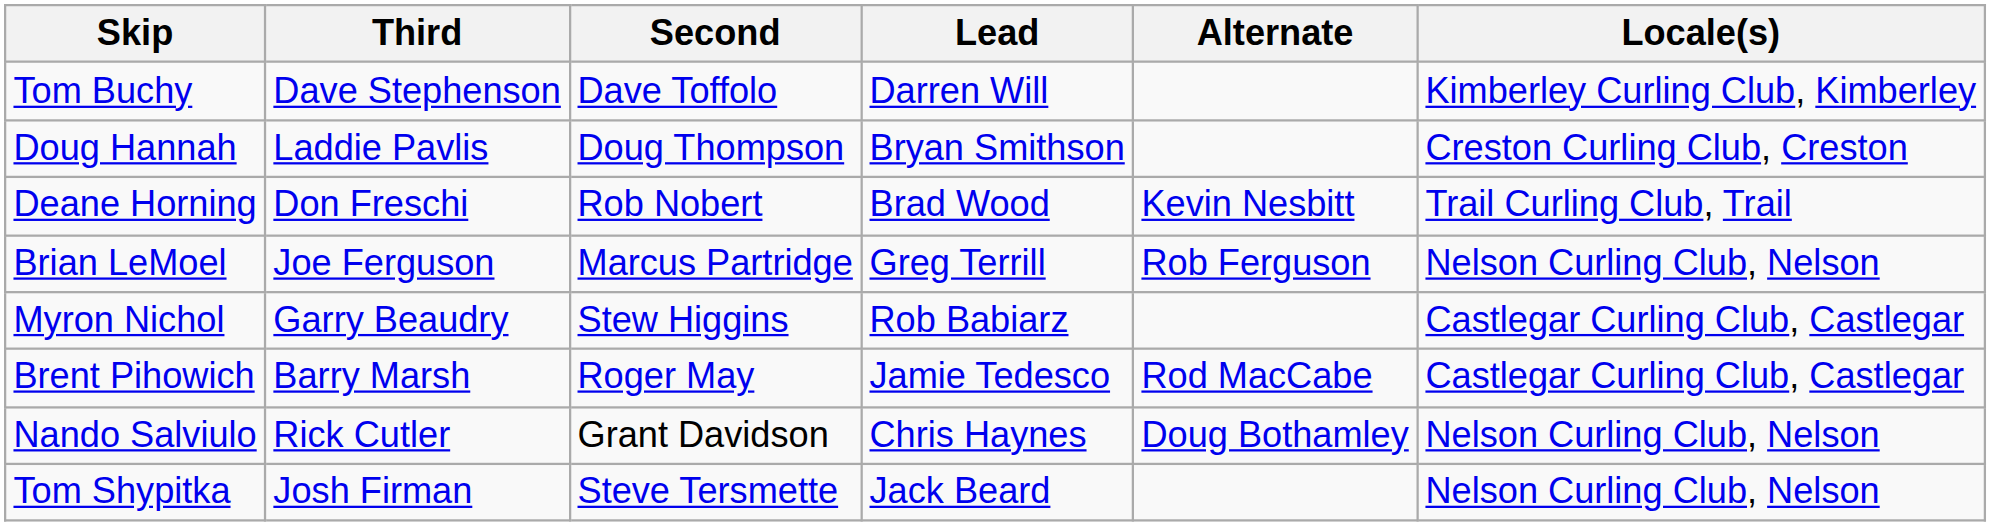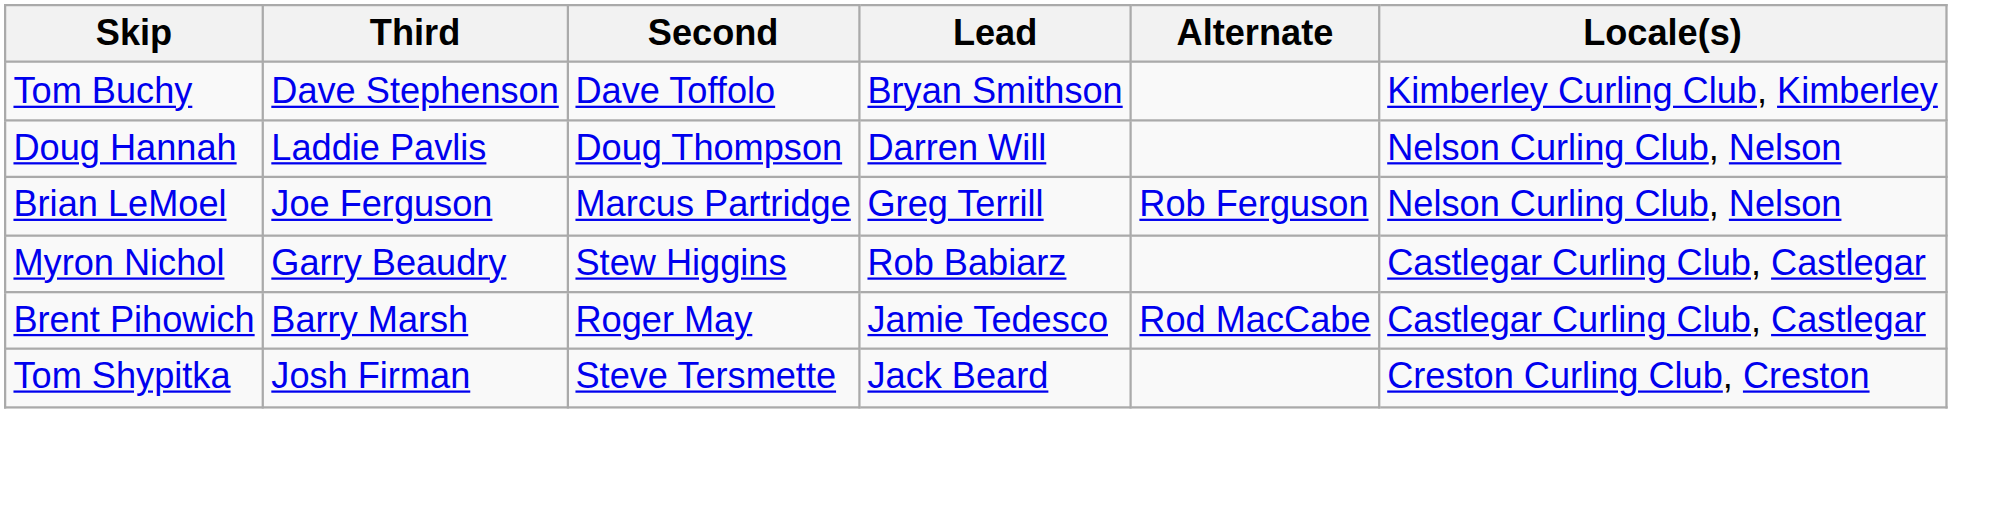(959, 90) Darren Will -> (995, 90) Bryan Smithson
(997, 147) Bryan Smithson -> (957, 147) Darren Will
(1667, 147) Creston Curling Club, Creston -> (1614, 147) Nelson Curling Club, Nelson
- row: (135, 205)
- row: (135, 434)
(1653, 491) Nelson Curling Club, Nelson -> (1628, 377) Creston Curling Club, Creston
